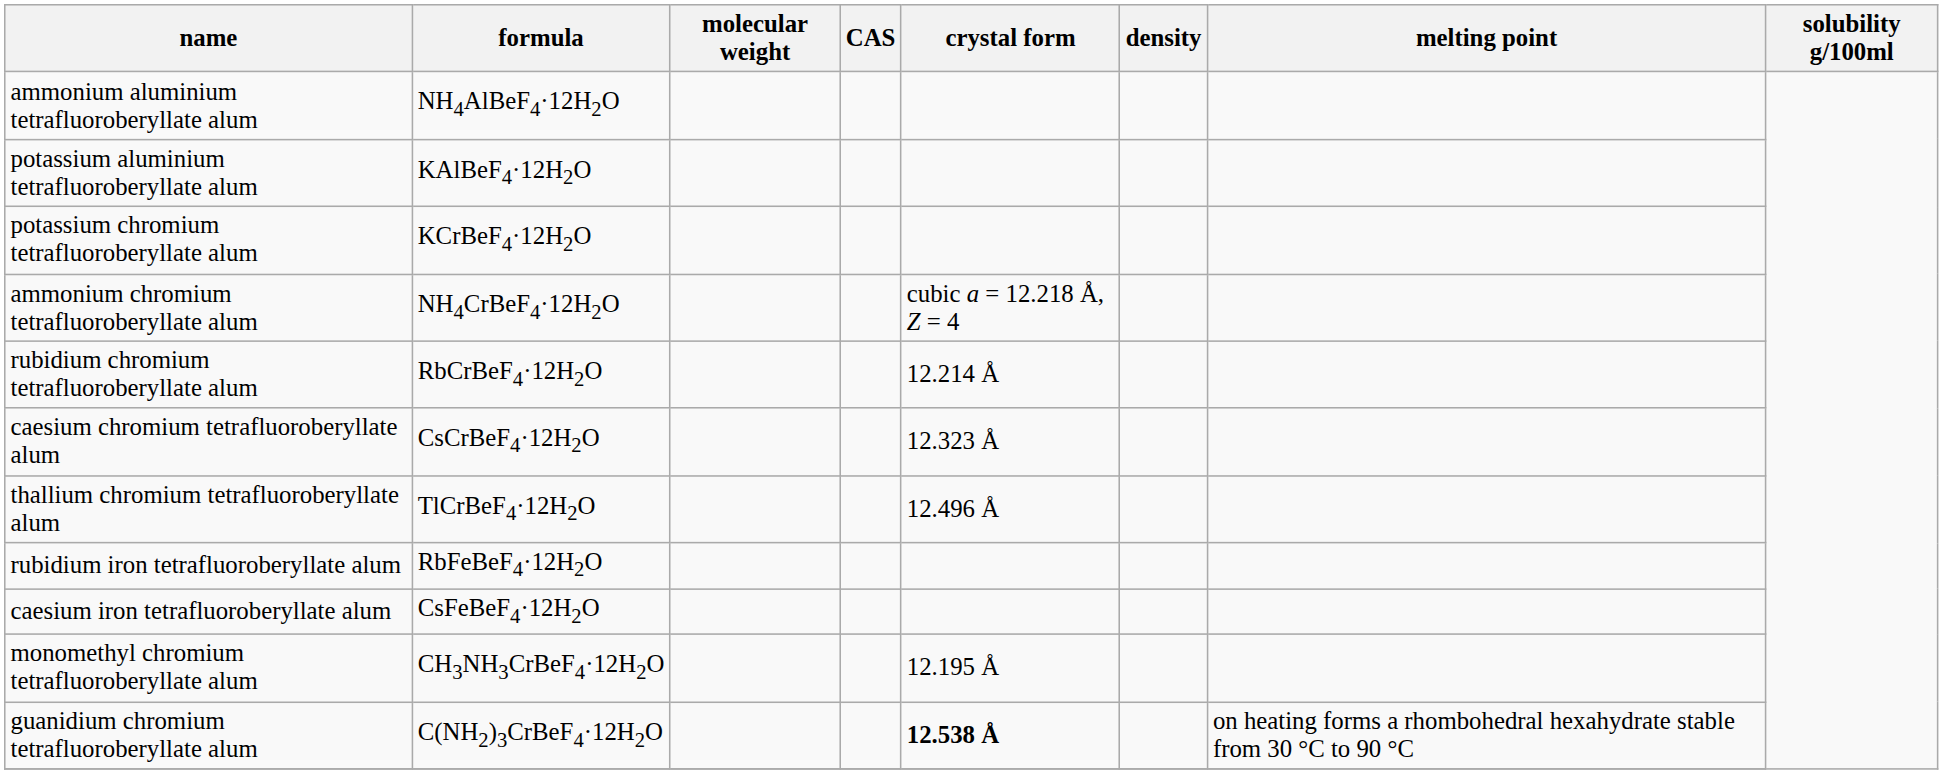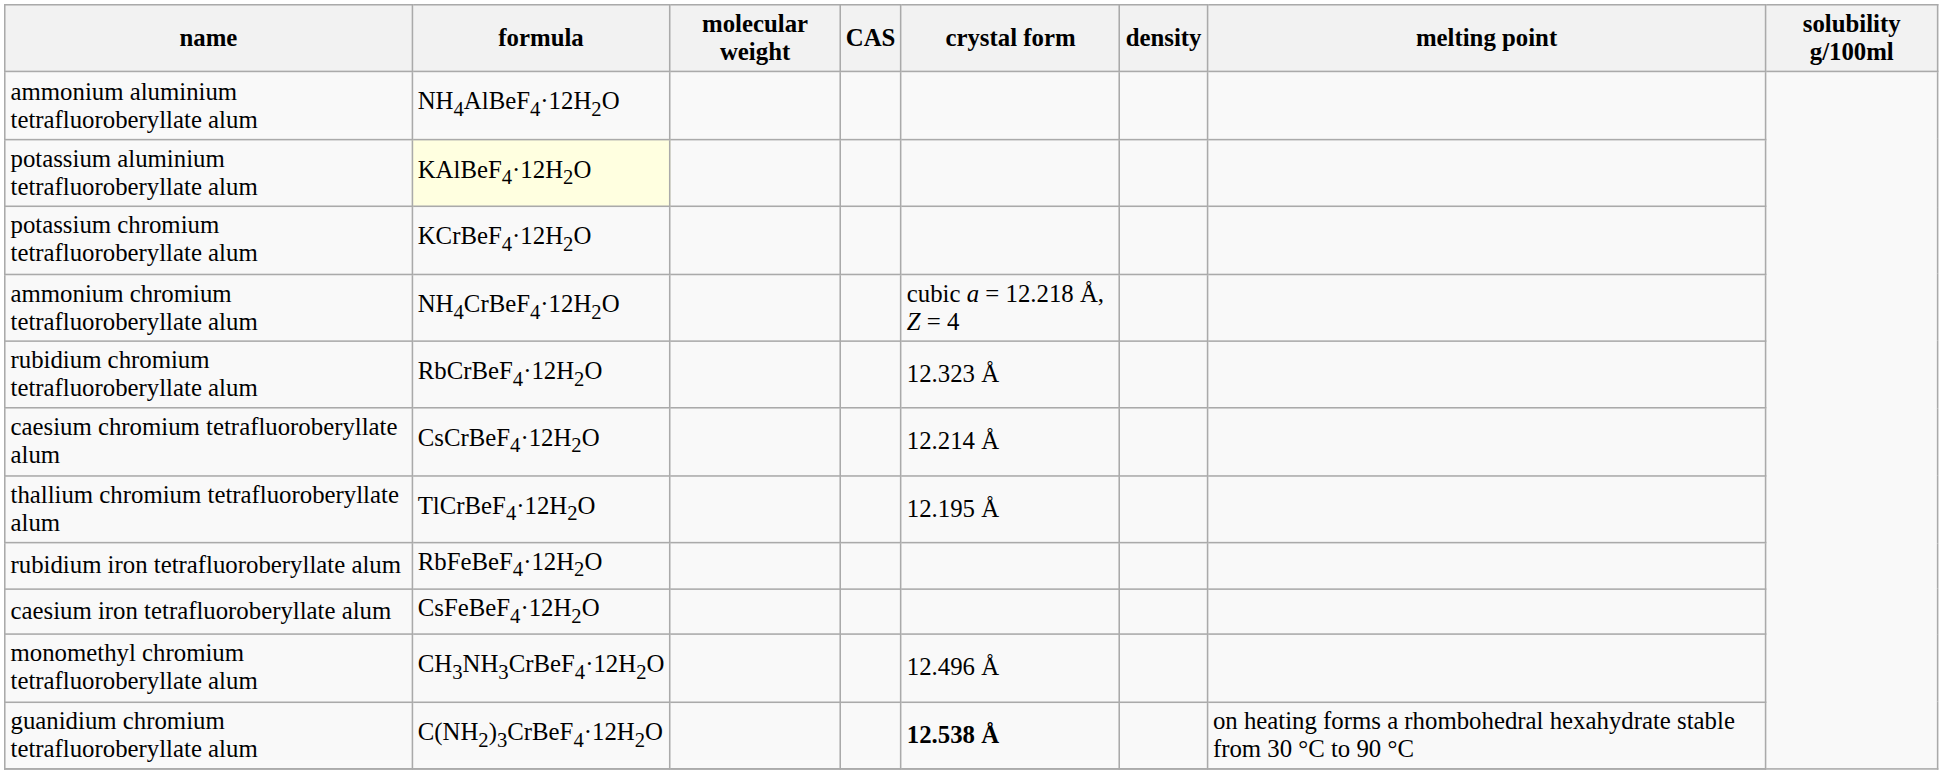(505, 172) no background -> (505, 172) lightyellow background
(953, 374) 12.214 Å -> (953, 374) 12.323 Å
(953, 441) 12.323 Å -> (953, 441) 12.214 Å
(953, 508) 12.496 Å -> (953, 508) 12.195 Å
(953, 667) 12.195 Å -> (953, 667) 12.496 Å
